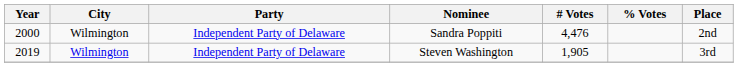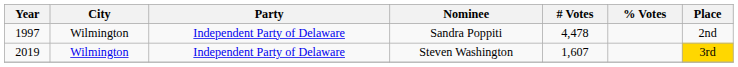(27, 33) 2000 -> (27, 33) 1997
(575, 33) 4,476 -> (575, 33) 4,478
(575, 52) 1,905 -> (575, 52) 1,607
(708, 52) no background -> (708, 52) gold background
